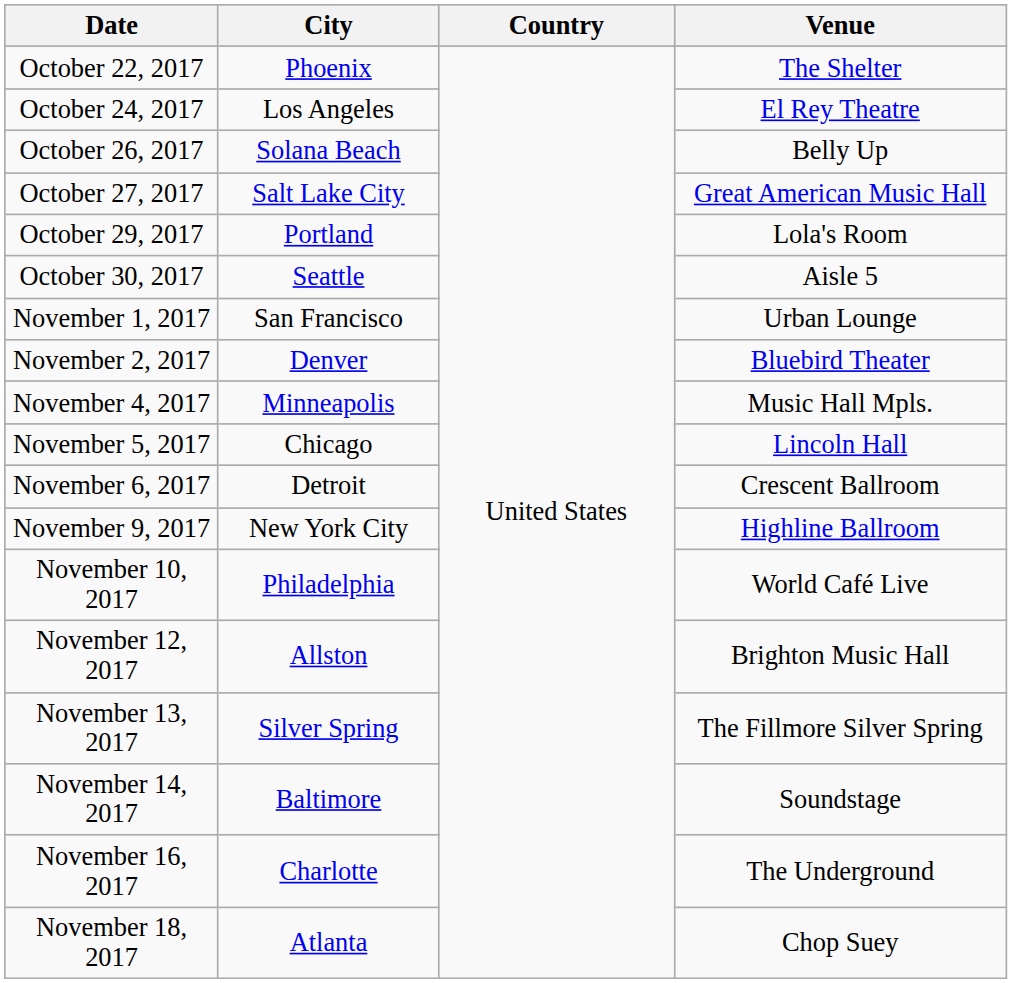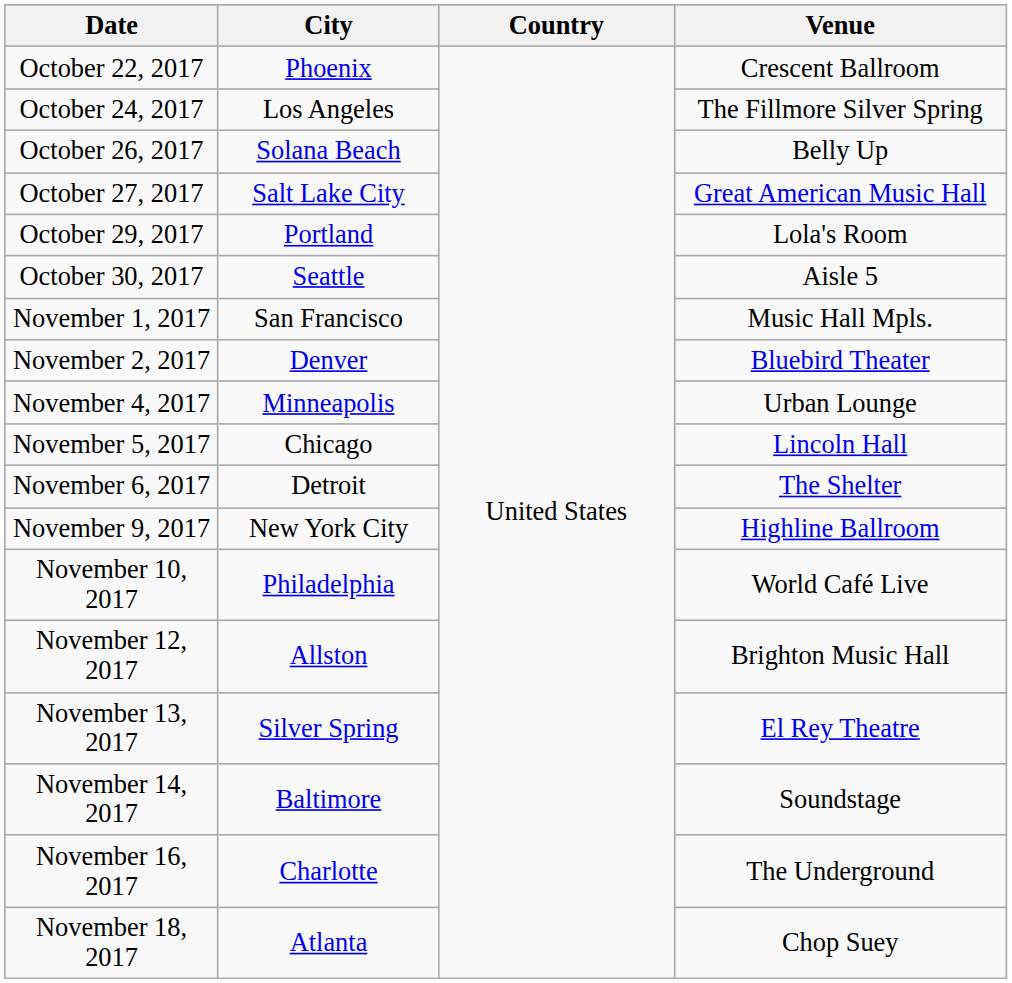(840, 67) The Shelter -> (840, 67) Crescent Ballroom
(840, 109) El Rey Theatre -> (840, 109) The Fillmore Silver Spring
(840, 318) Urban Lounge -> (840, 318) Music Hall Mpls.
(840, 402) Music Hall Mpls. -> (840, 402) Urban Lounge
(840, 485) Crescent Ballroom -> (840, 485) The Shelter
(840, 727) The Fillmore Silver Spring -> (840, 727) El Rey Theatre
